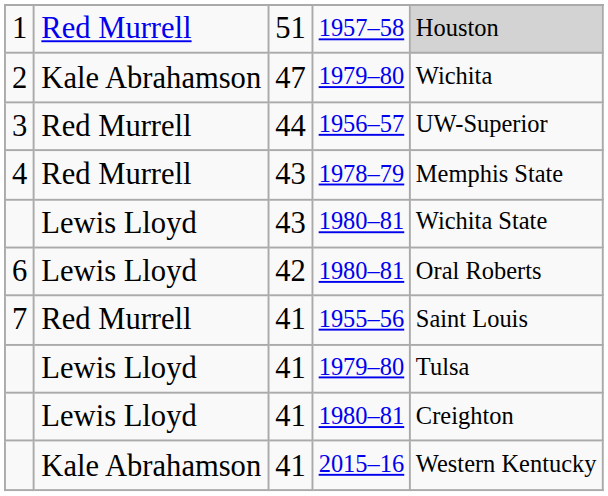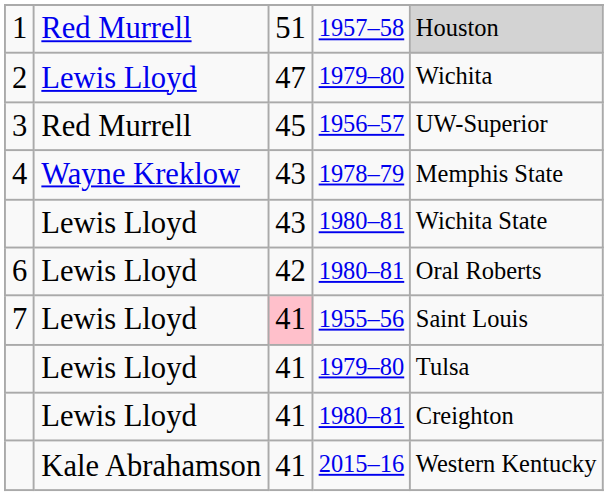(151, 77) Kale Abrahamson -> (119, 77) Lewis Lloyd
(291, 125) 44 -> (291, 125) 45
(116, 174) Red Murrell -> (141, 174) Wayne Kreklow
(116, 319) Red Murrell -> (119, 319) Lewis Lloyd
(291, 319) no background -> (291, 319) pink background
